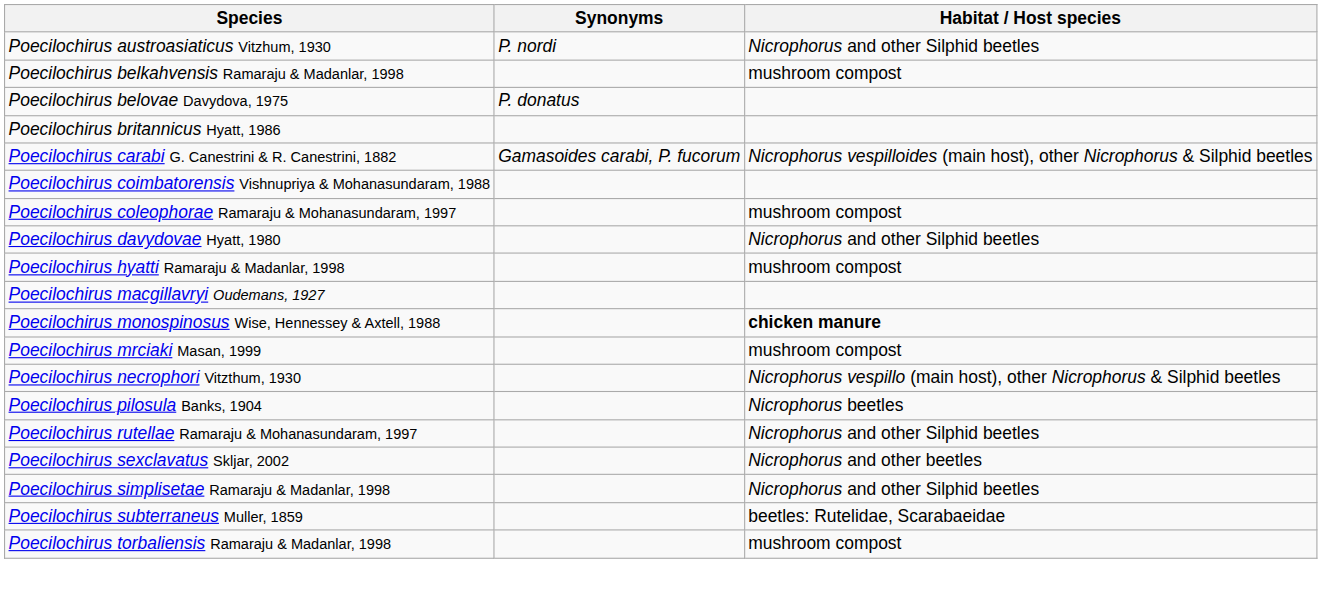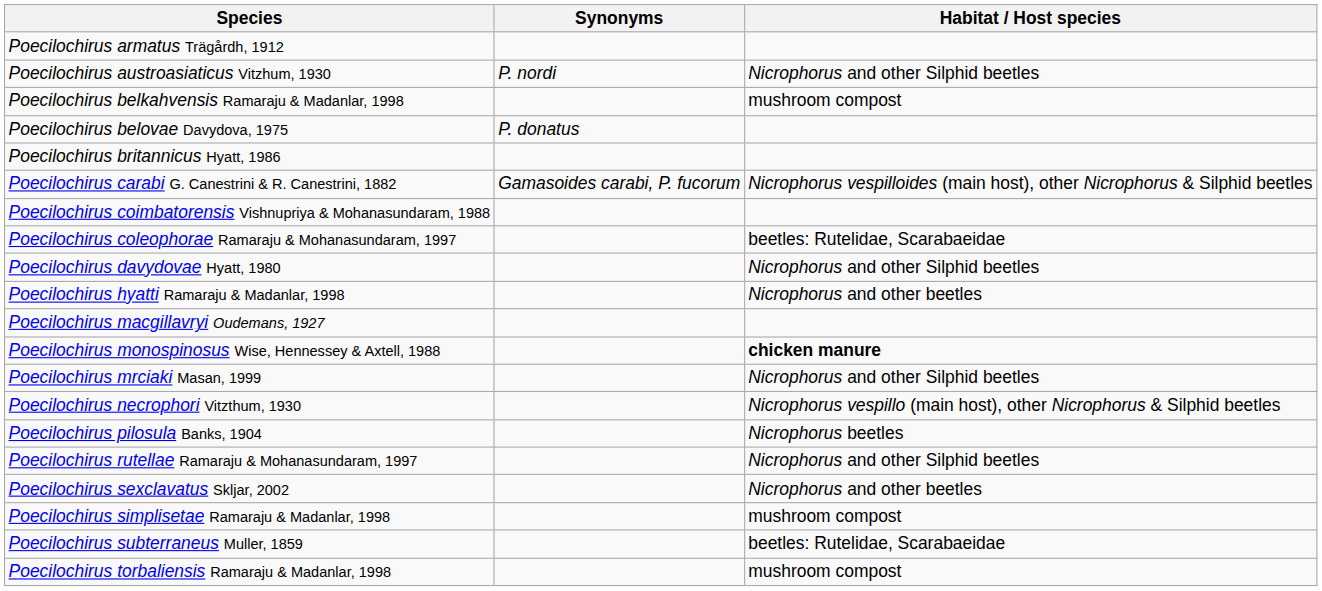+ row: (146, 45)
(825, 211) mushroom compost -> (877, 239) beetles: Rutelidae, Scarabaeidae
(825, 267) mushroom compost -> (865, 294) Nicrophorus and other beetles
(825, 350) mushroom compost -> (894, 377) Nicrophorus and other Silphid beetles
(894, 488) Nicrophorus and other Silphid beetles -> (825, 516) mushroom compost
